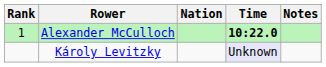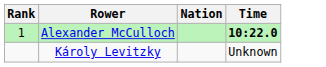- column: (301, 14)
(253, 52) lavender background -> (253, 52) no background
